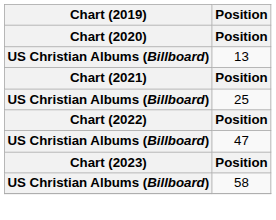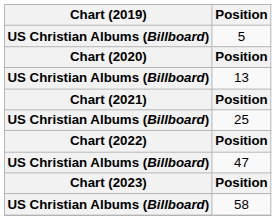+ row: (241, 36)
